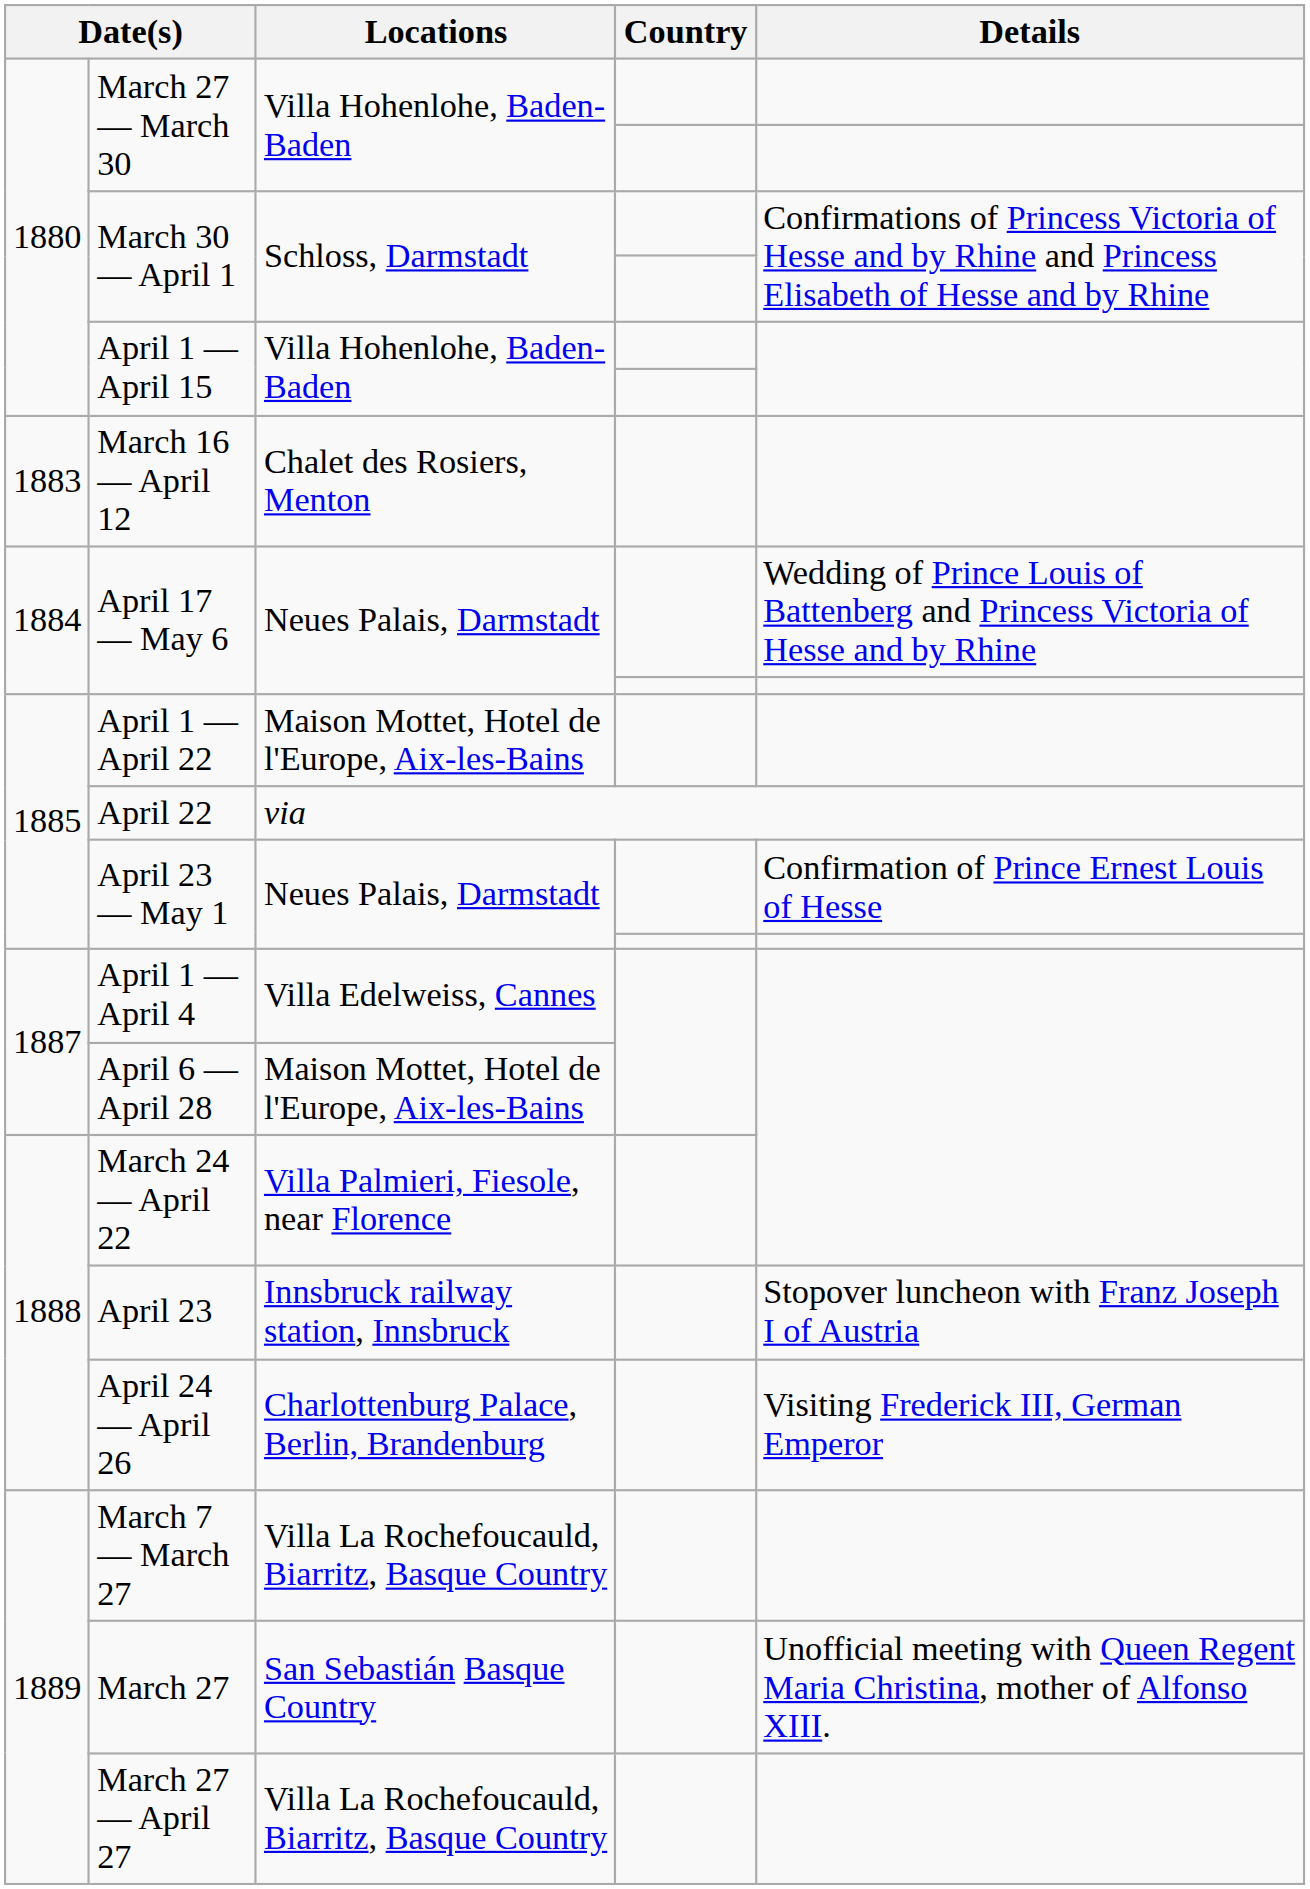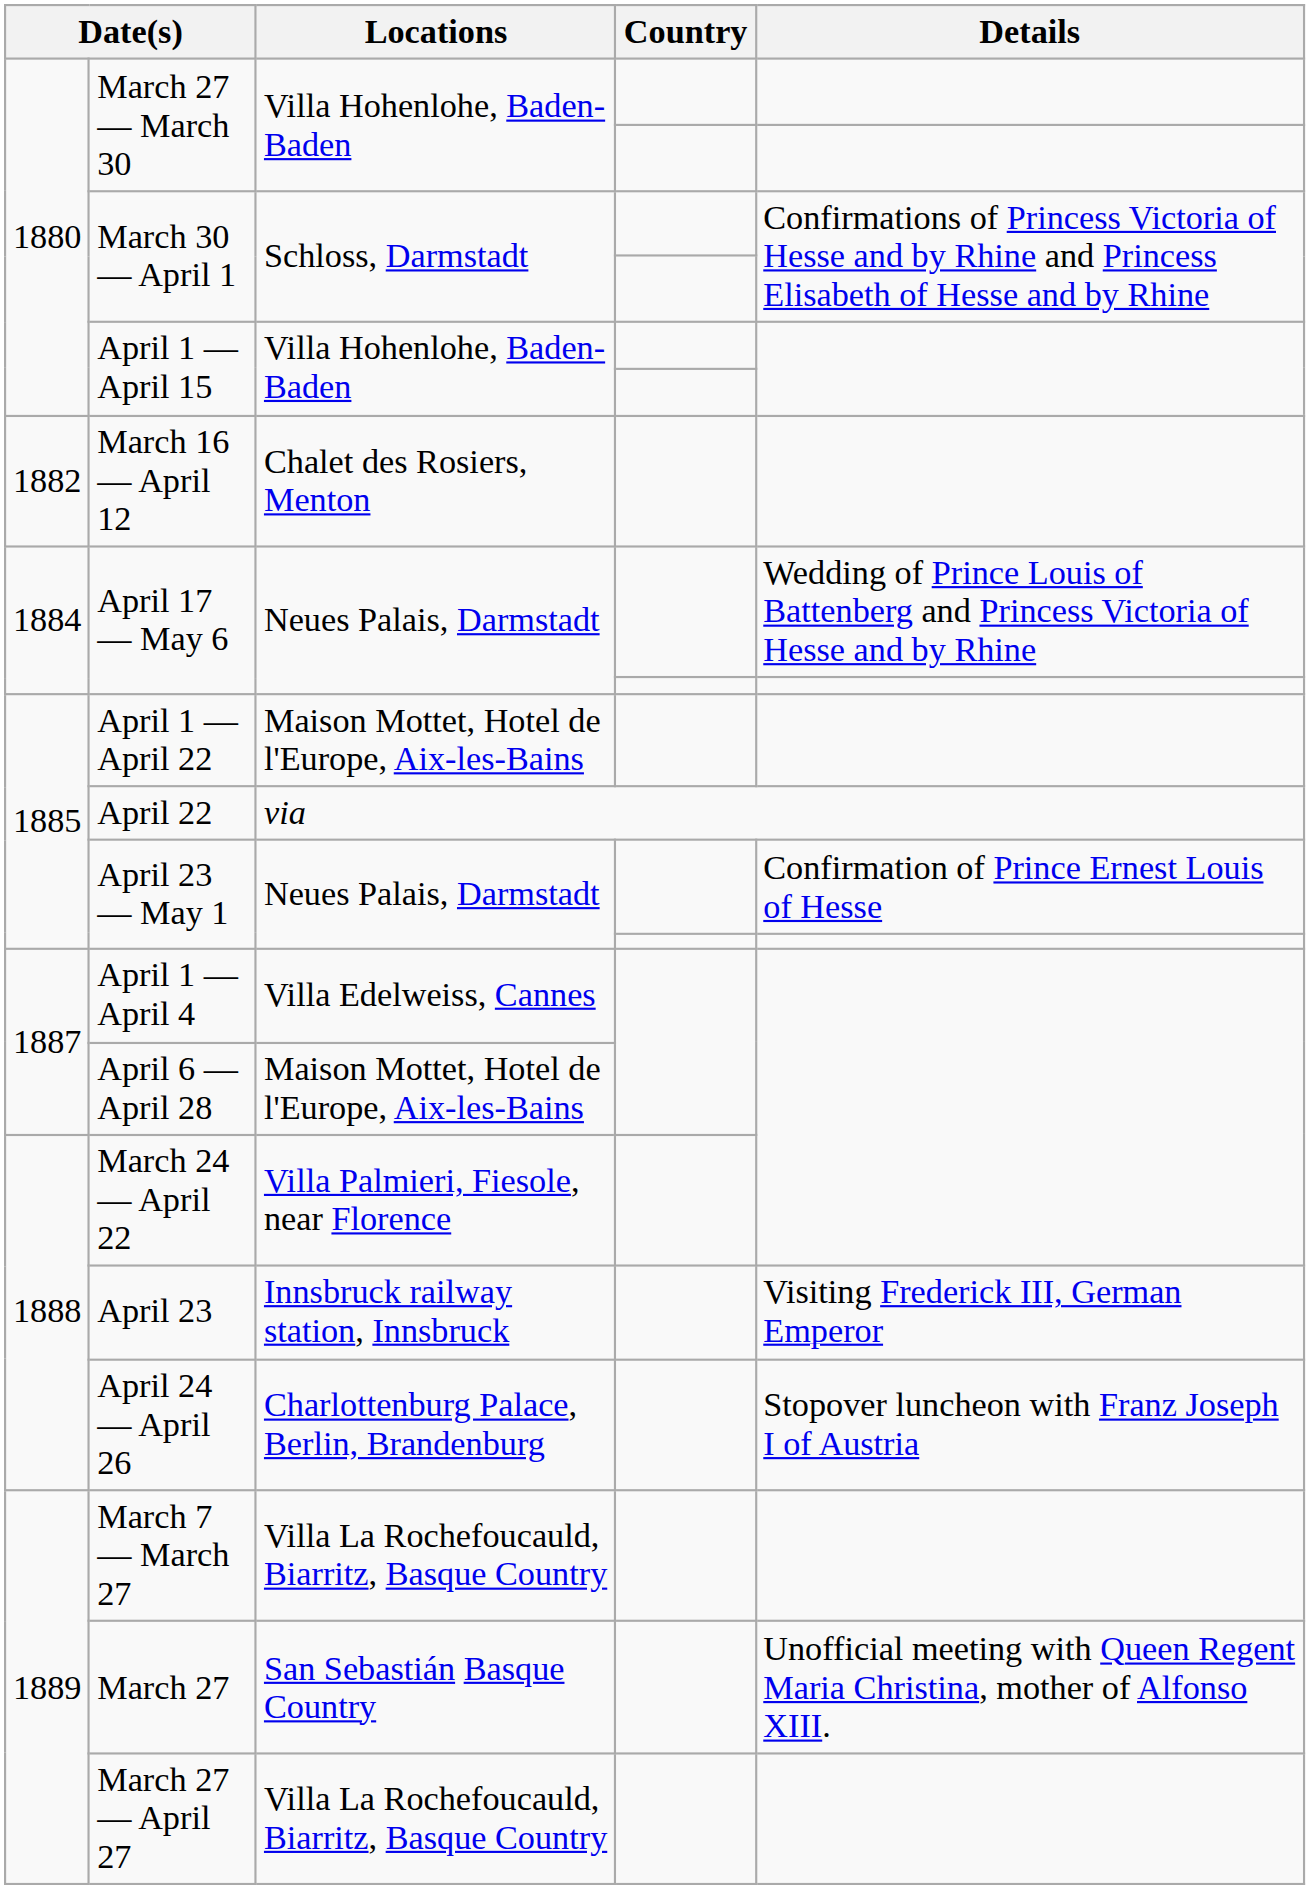(47, 479) 1883 -> (47, 479) 1882
(1021, 1311) Stopover luncheon with Franz Joseph I of Austria -> (972, 1311) Visiting Frederick III, German Emperor
(972, 1423) Visiting Frederick III, German Emperor -> (1021, 1423) Stopover luncheon with Franz Joseph I of Austria
